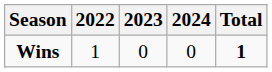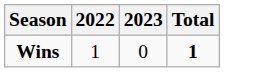- column: (191, 19)
